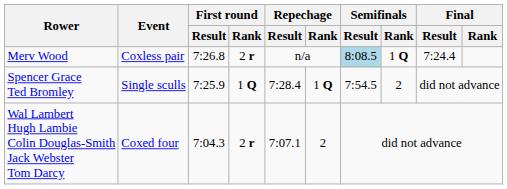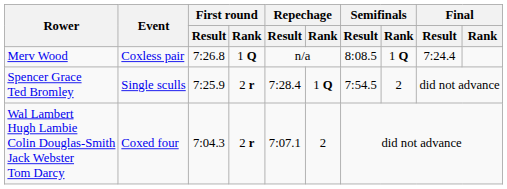(247, 57) 2 r -> (247, 57) 1 Q
(361, 57) lightblue background -> (361, 57) no background
(247, 85) 1 Q -> (247, 85) 2 r
